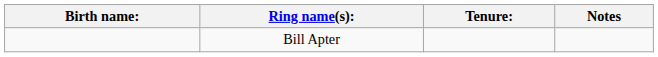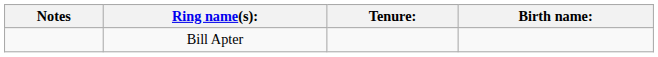columns swapped: (102, 15) <-> (604, 15)
